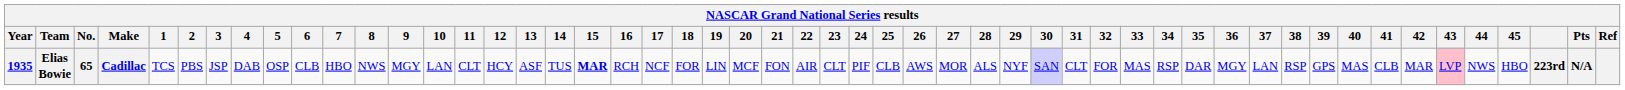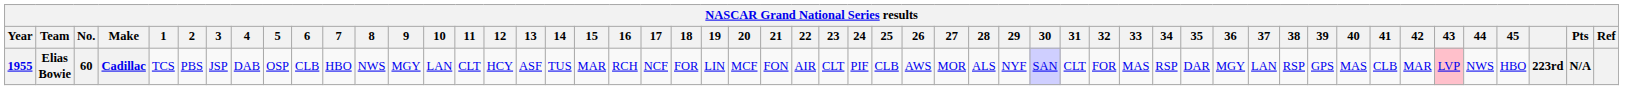(20, 66) 1935 -> (20, 66) 1955
(86, 66) 65 -> (86, 66) 60
(593, 66) bold -> (592, 66) normal
